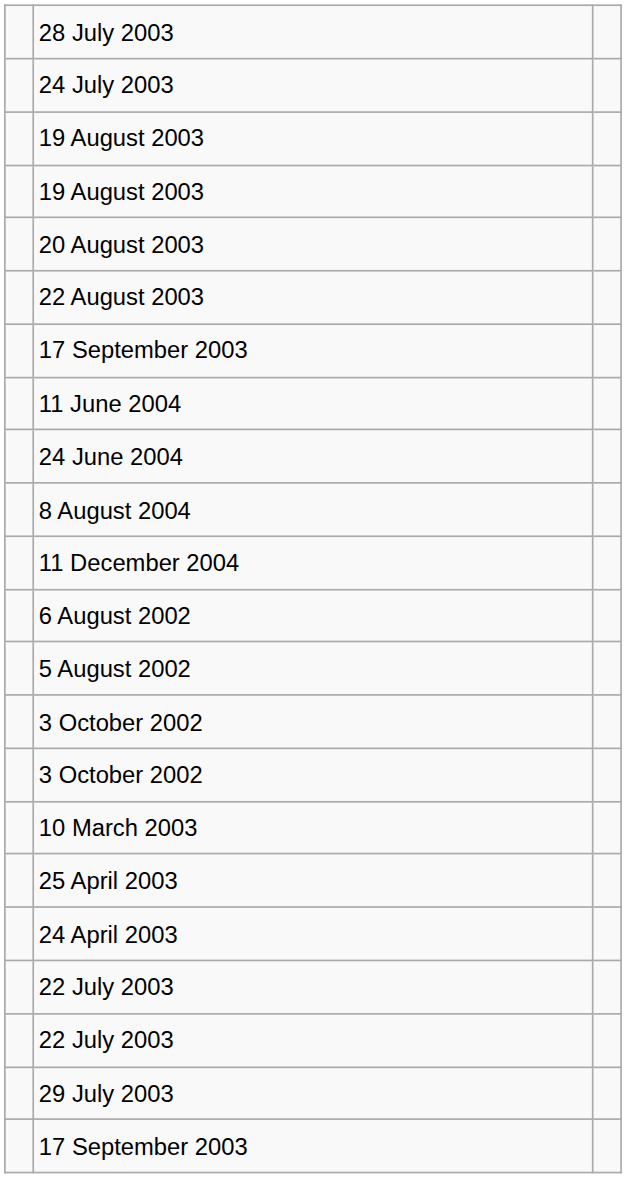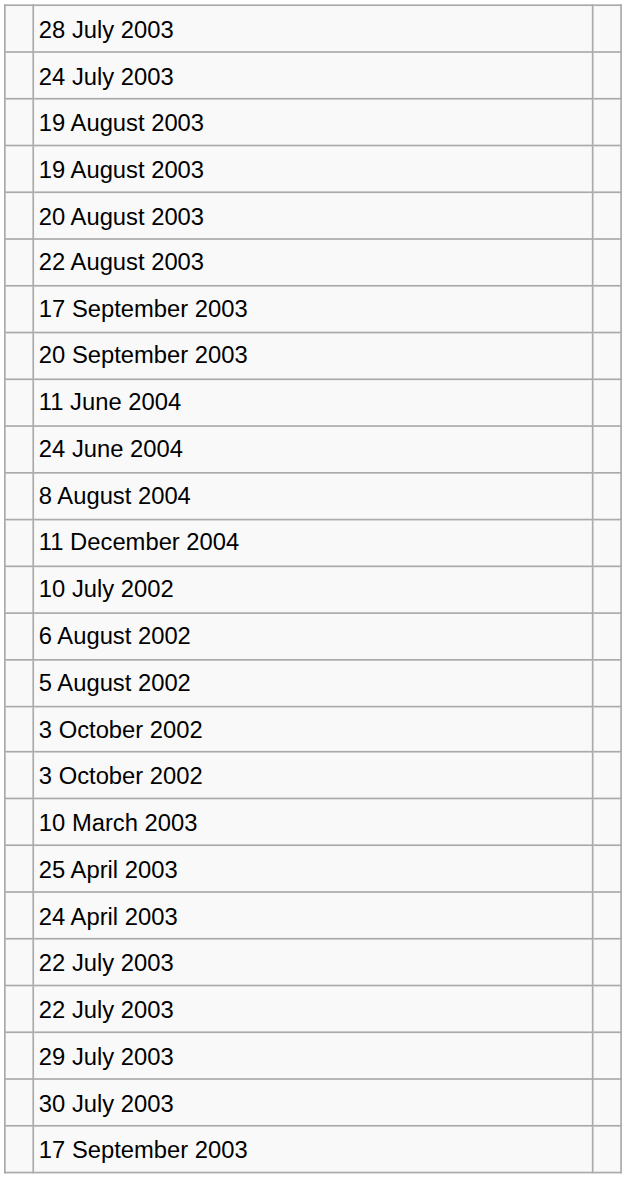+ row: (19, 356)
+ row: (19, 589)
+ row: (19, 1103)
